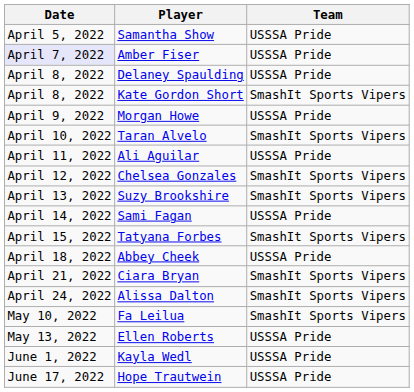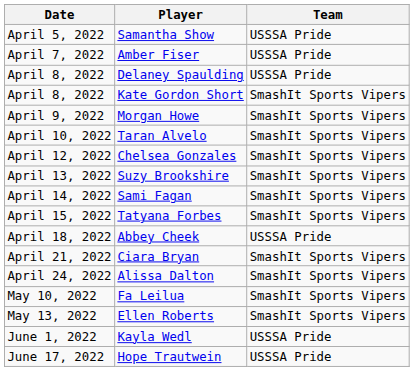(56, 55) lavender background -> (56, 55) no background
(291, 115) USSSA Pride -> (328, 115) SmashIt Sports Vipers
- row: (158, 155)
(291, 216) USSSA Pride -> (328, 196) SmashIt Sports Vipers
(291, 337) USSSA Pride -> (328, 316) SmashIt Sports Vipers
